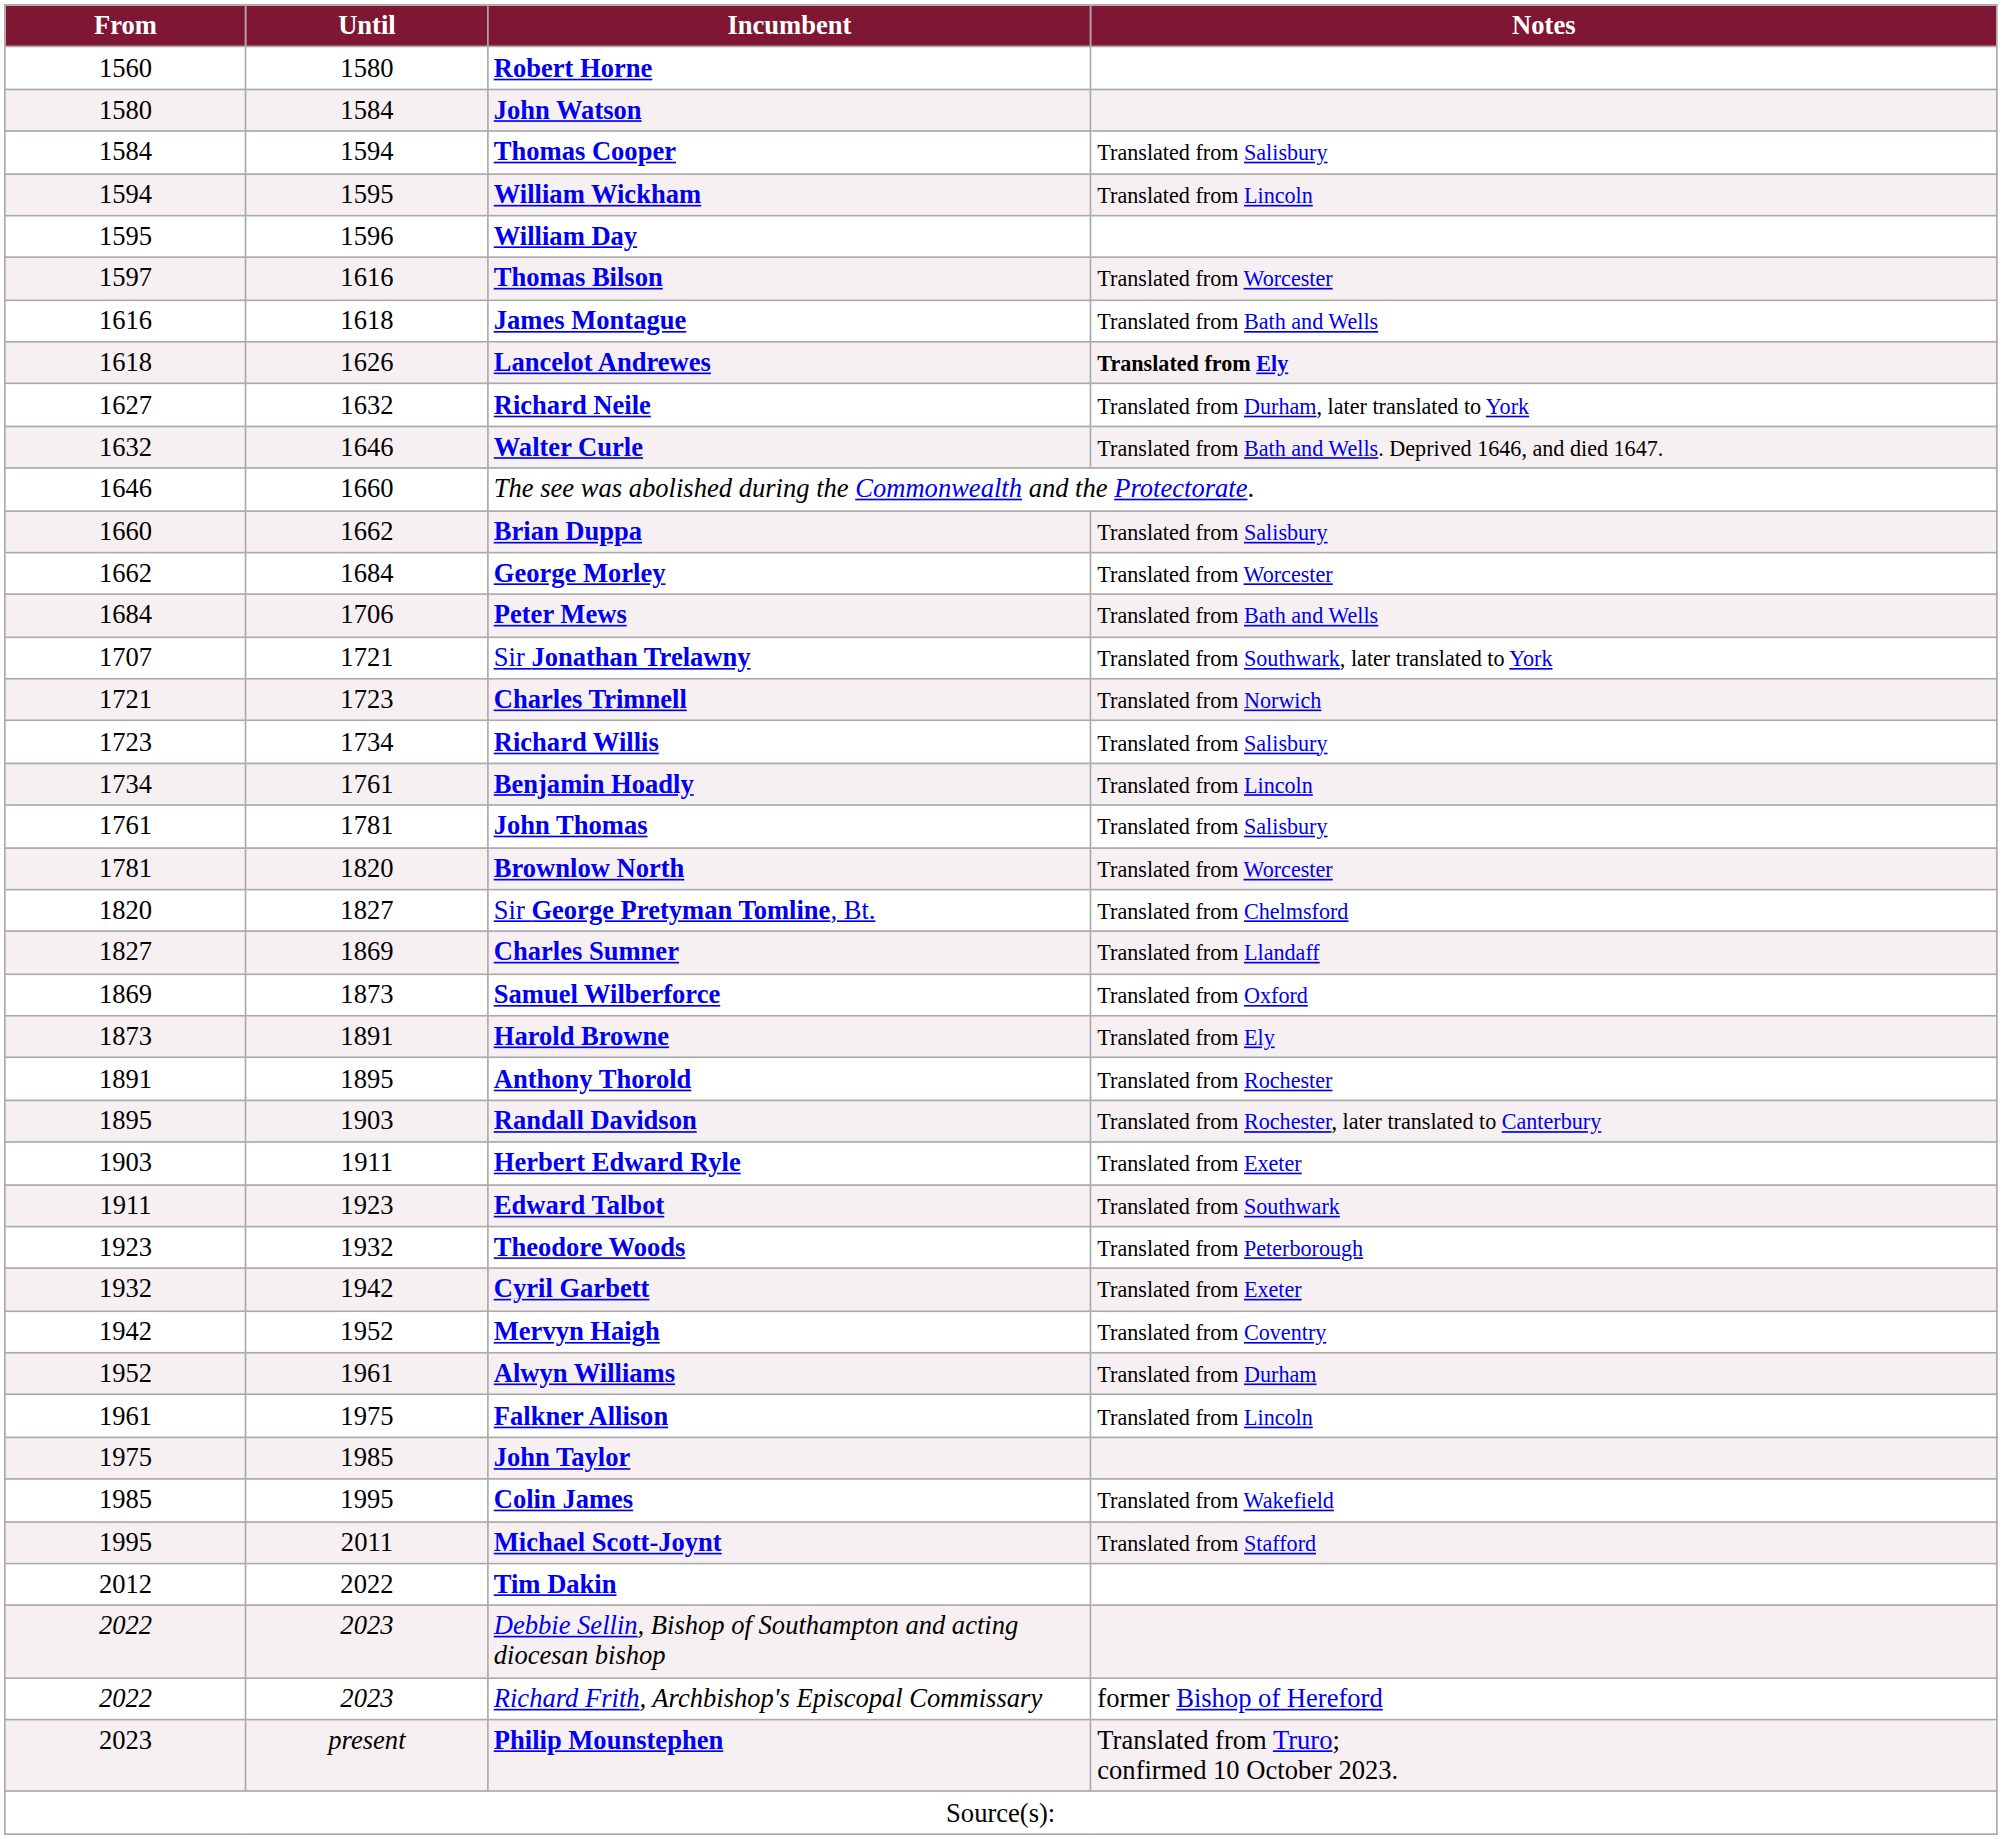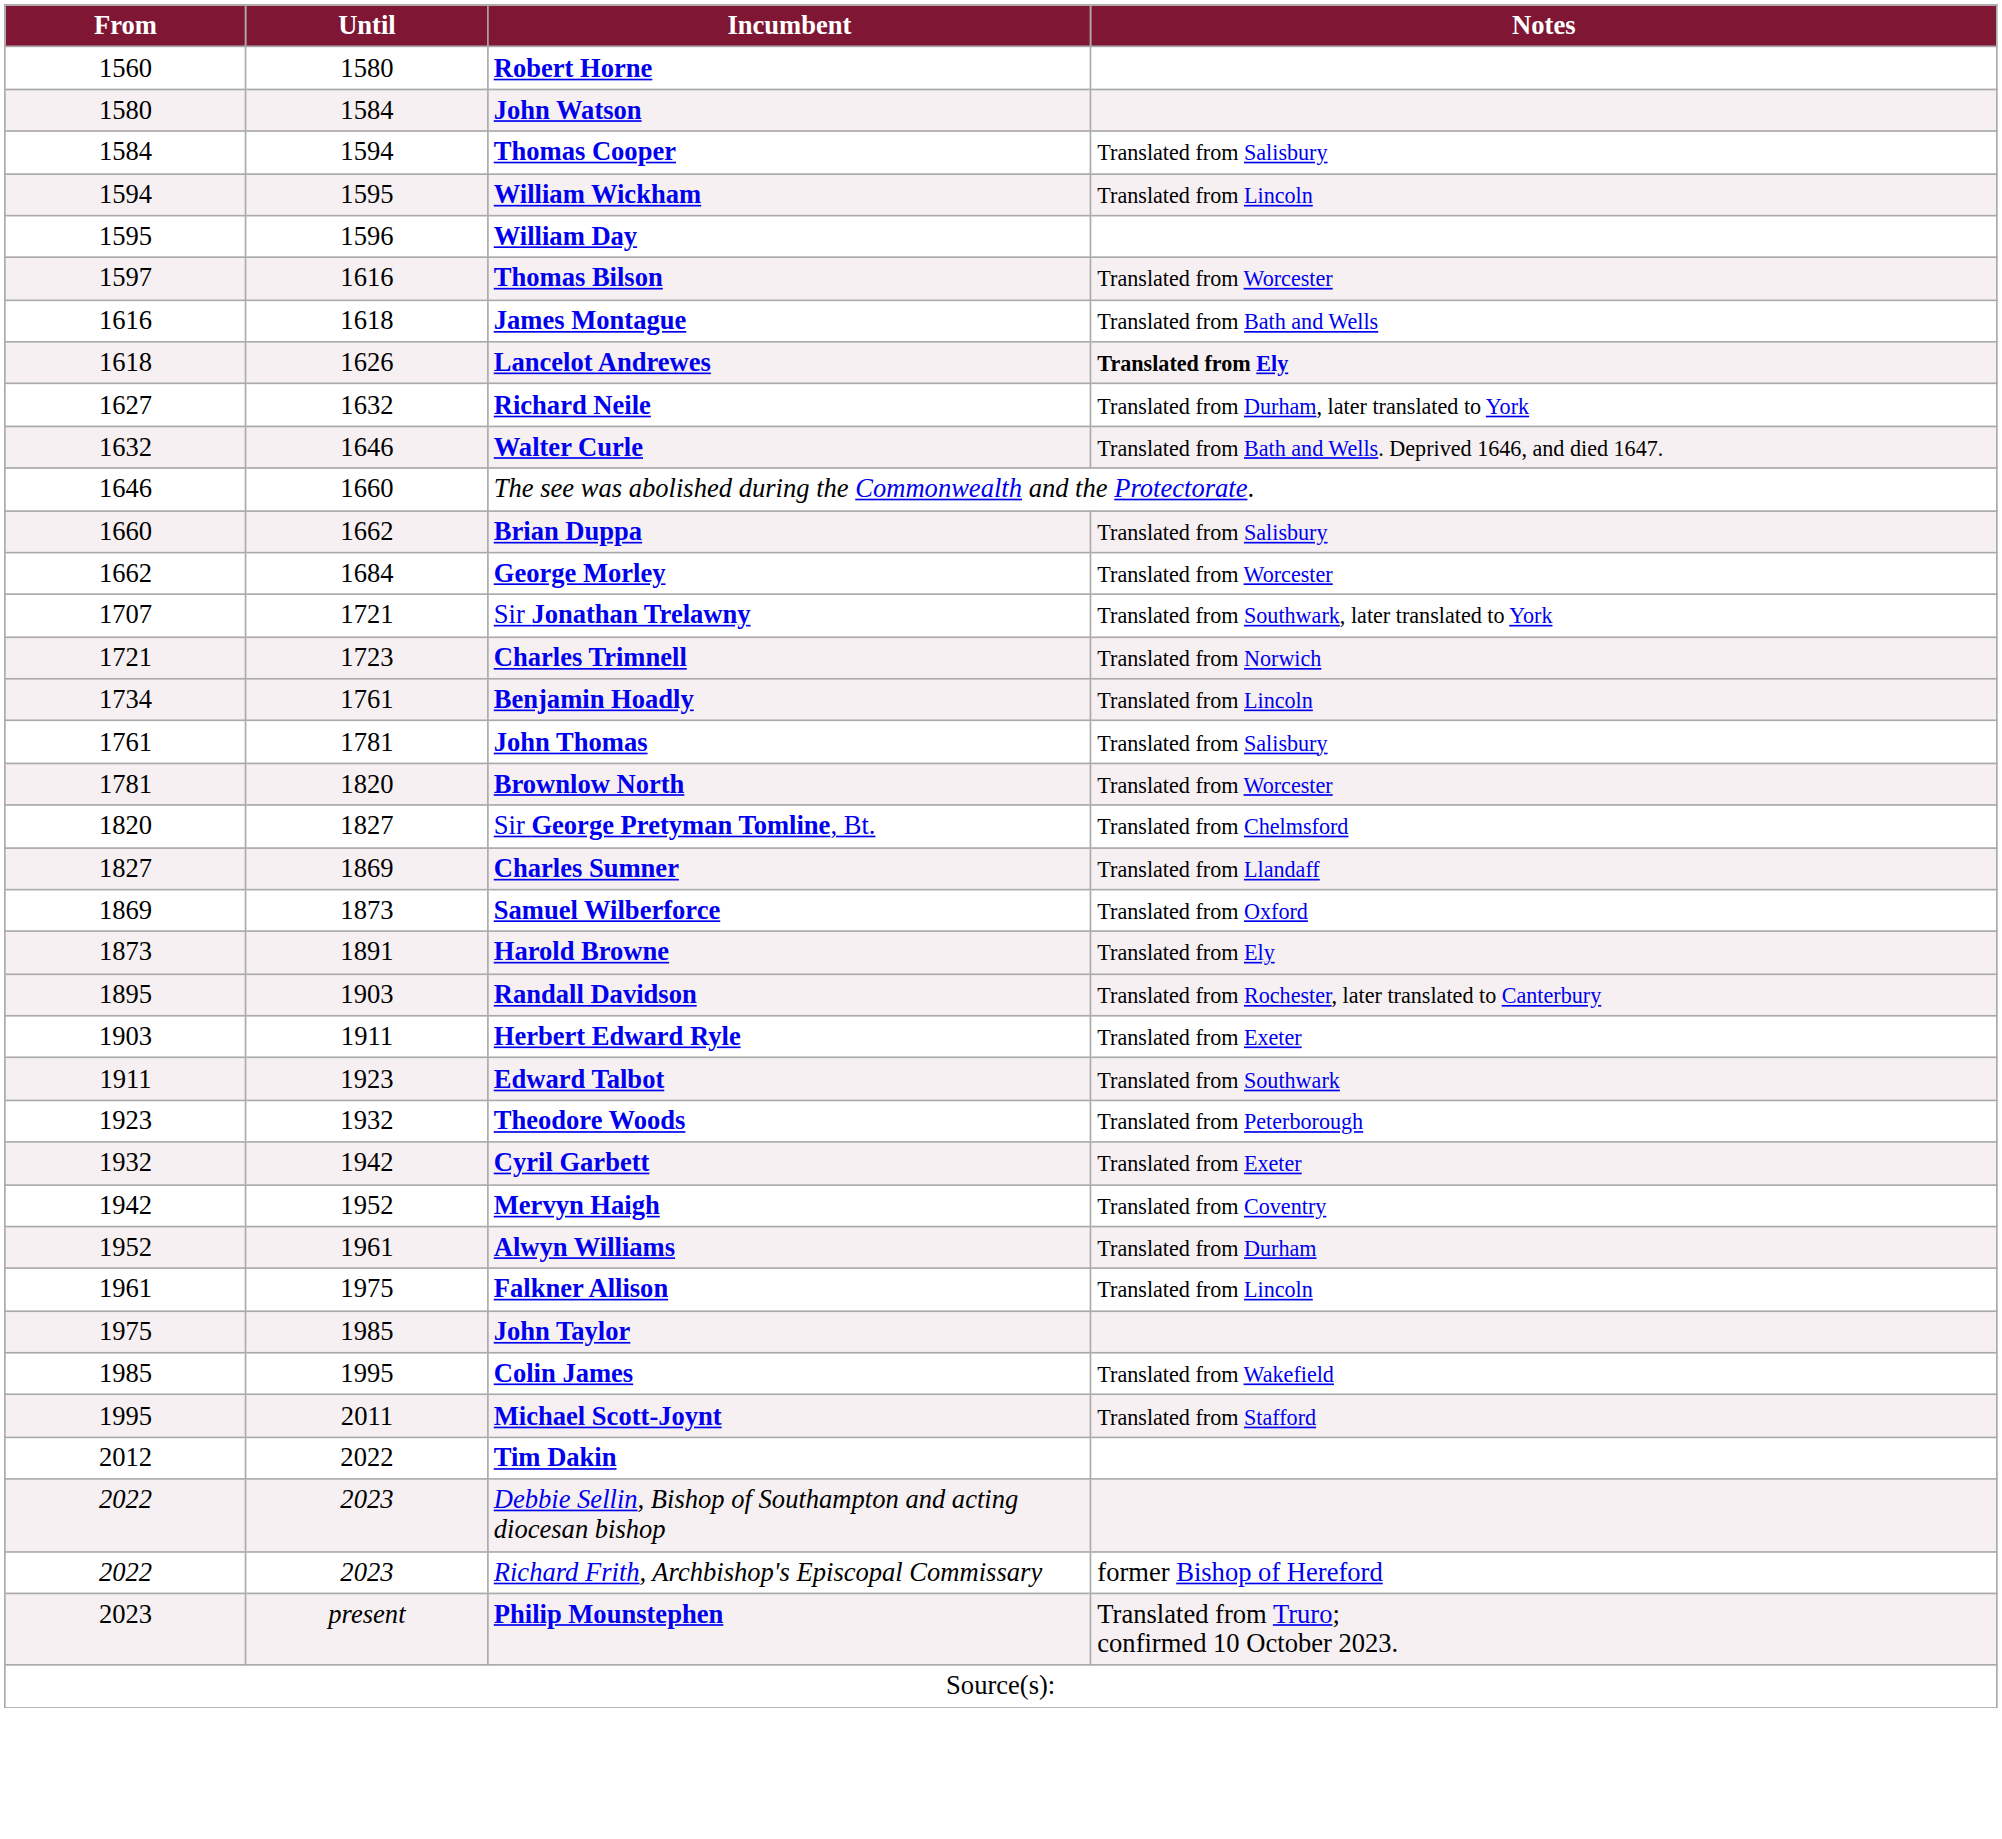- row: (560, 615)
- row: (576, 741)
- row: (593, 1078)
